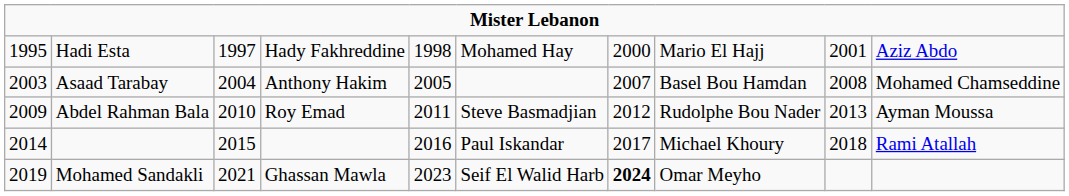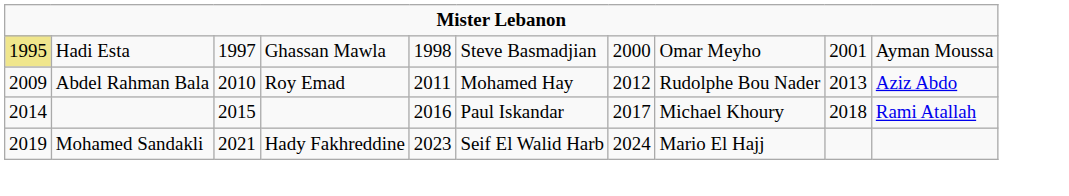(28, 50) no background -> (28, 50) khaki background
(335, 50) Hady Fakhreddine -> (325, 50) Ghassan Mawla
(517, 50) Mohamed Hay -> (528, 50) Steve Basmadjian
(712, 50) Mario El Hajj -> (710, 50) Omar Meyho
(917, 50) Aziz Abdo -> (935, 50) Ayman Moussa
- row: (112, 81)
(528, 112) Steve Basmadjian -> (517, 81) Mohamed Hay
(935, 112) Ayman Moussa -> (917, 81) Aziz Abdo
(325, 174) Ghassan Mawla -> (335, 143) Hady Fakhreddine
(632, 174) bold -> (632, 143) normal
(710, 174) Omar Meyho -> (712, 143) Mario El Hajj
